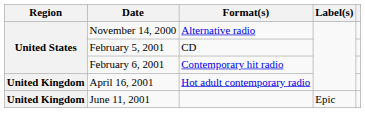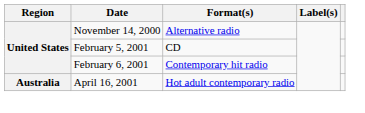(46, 82) United Kingdom -> (38, 82) Australia
- row: (120, 99)
